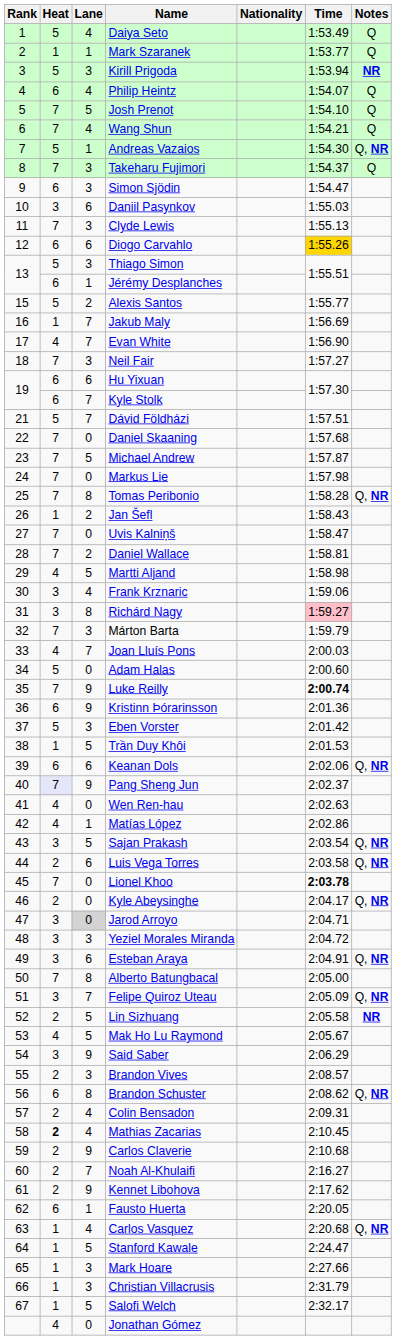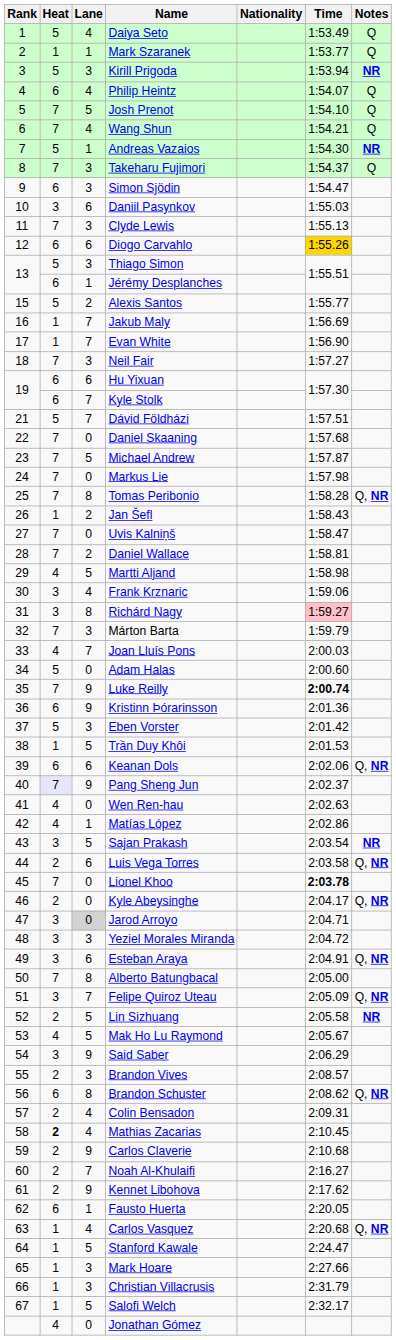(372, 149) Q, NR -> (372, 149) NR
(56, 341) 4 -> (56, 341) 1
(372, 843) Q, NR -> (372, 843) NR
